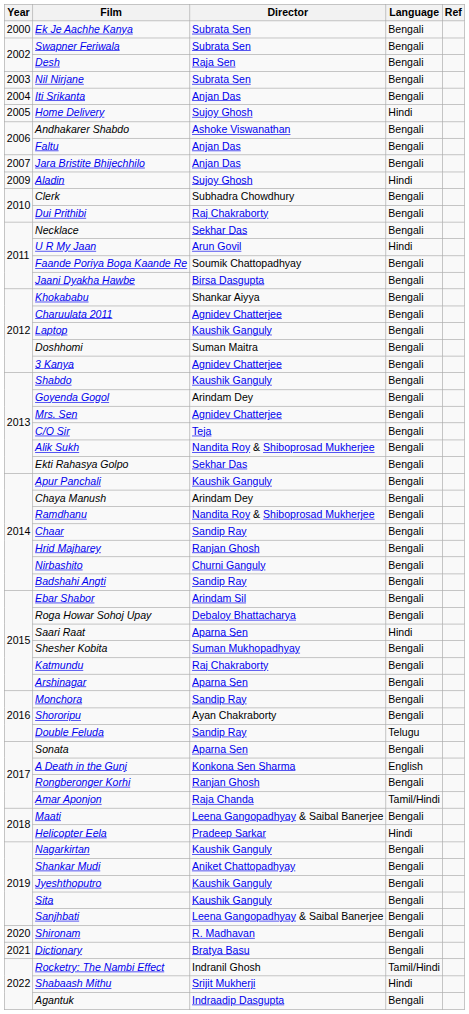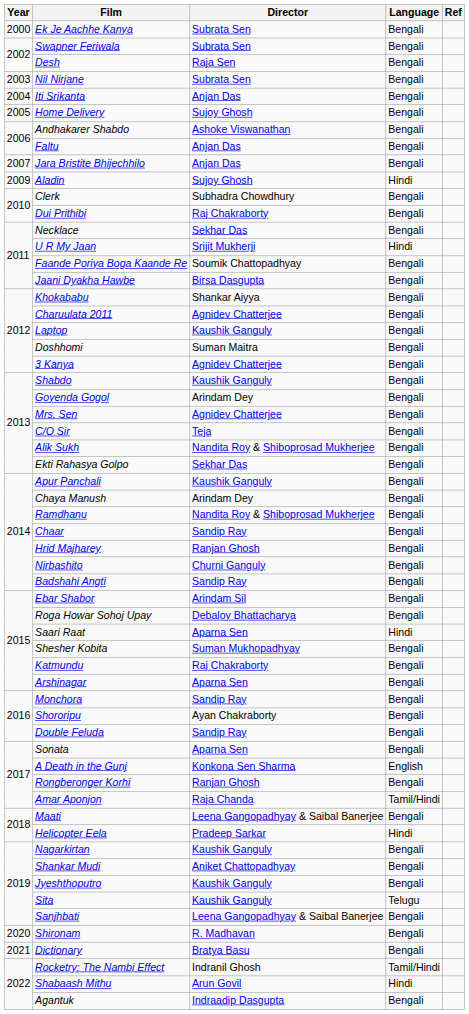(400, 113) Hindi -> (406, 113) Bengali
(217, 247) Arun Govil -> (224, 247) Srijit Mukherji
(404, 733) Telugu -> (406, 733) Bengali
(406, 900) Bengali -> (404, 900) Telugu
(224, 984) Srijit Mukherji -> (217, 984) Arun Govil
